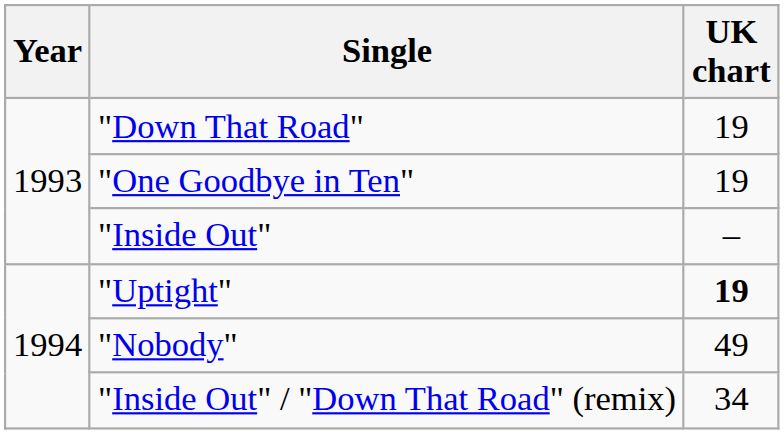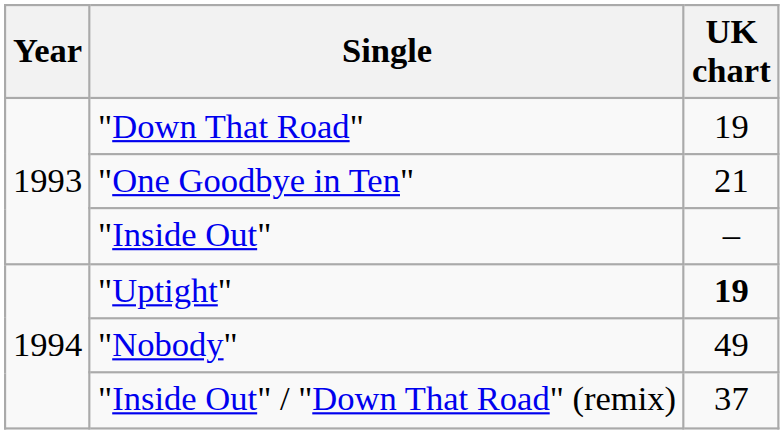(731, 180) 19 -> (731, 180) 21
(731, 399) 34 -> (731, 399) 37
